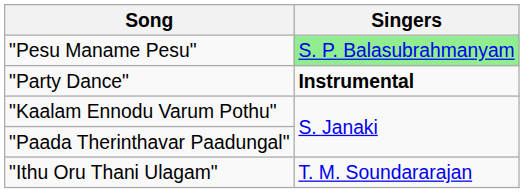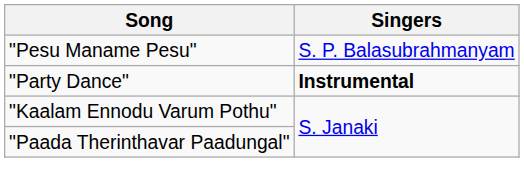(407, 51) lightgreen background -> (407, 51) no background
- row: (113, 173)
